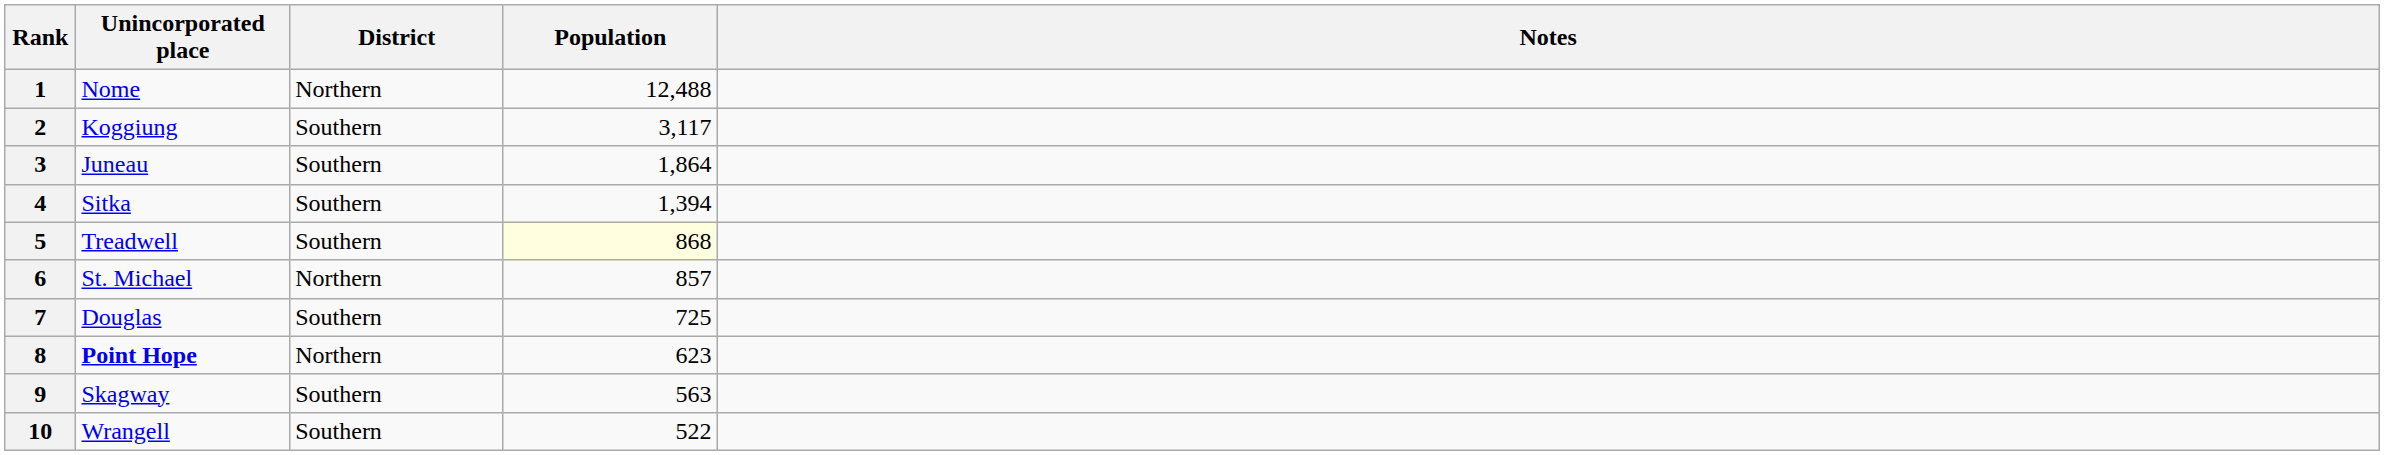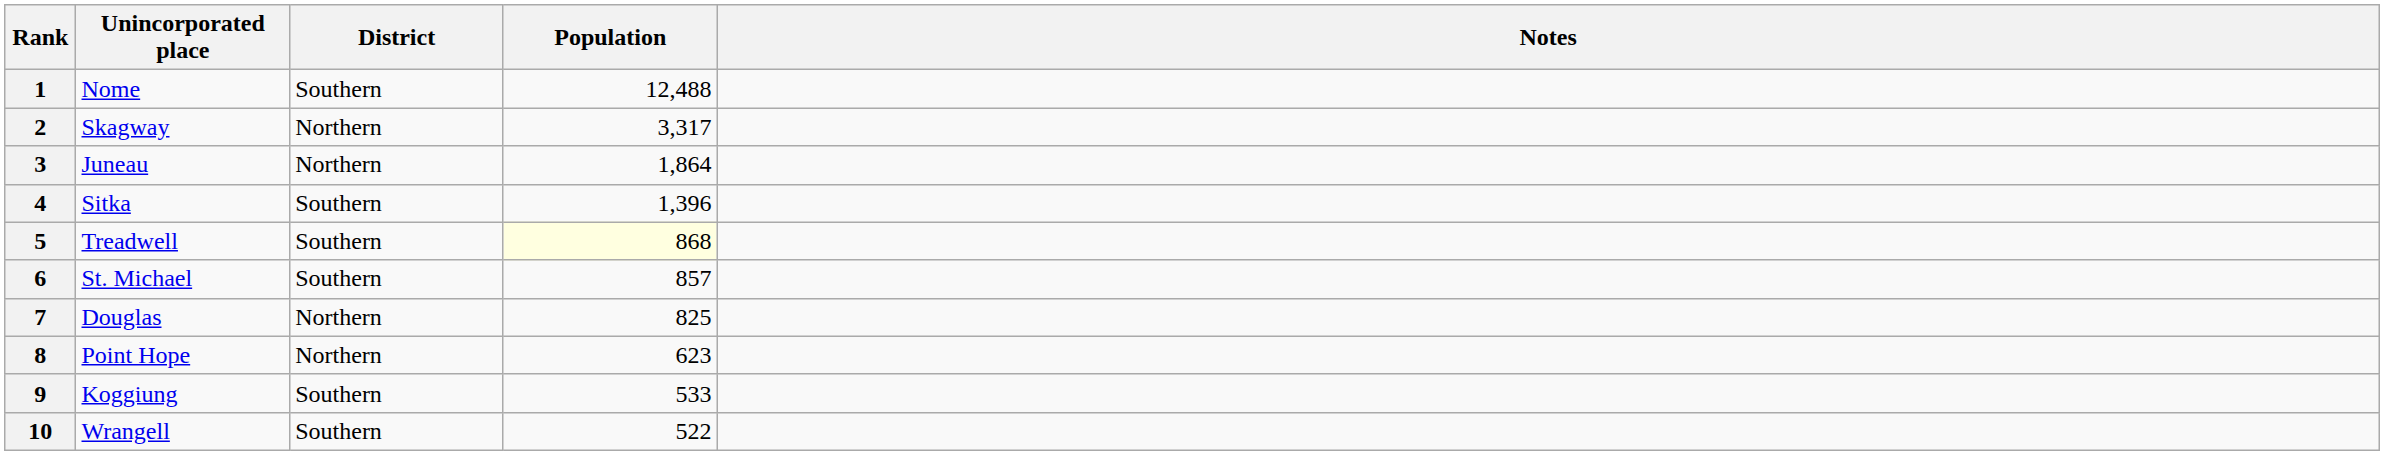(339, 88) Northern -> (339, 88) Southern
(130, 126) Koggiung -> (126, 126) Skagway
(339, 126) Southern -> (339, 126) Northern
(685, 126) 3,117 -> (685, 126) 3,317
(339, 164) Southern -> (339, 164) Northern
(685, 202) 1,394 -> (685, 202) 1,396
(339, 278) Northern -> (339, 278) Southern
(339, 316) Southern -> (339, 316) Northern
(694, 316) 725 -> (694, 316) 825
(139, 355) bold -> (136, 355) normal
(126, 393) Skagway -> (130, 393) Koggiung
(694, 393) 563 -> (694, 393) 533
